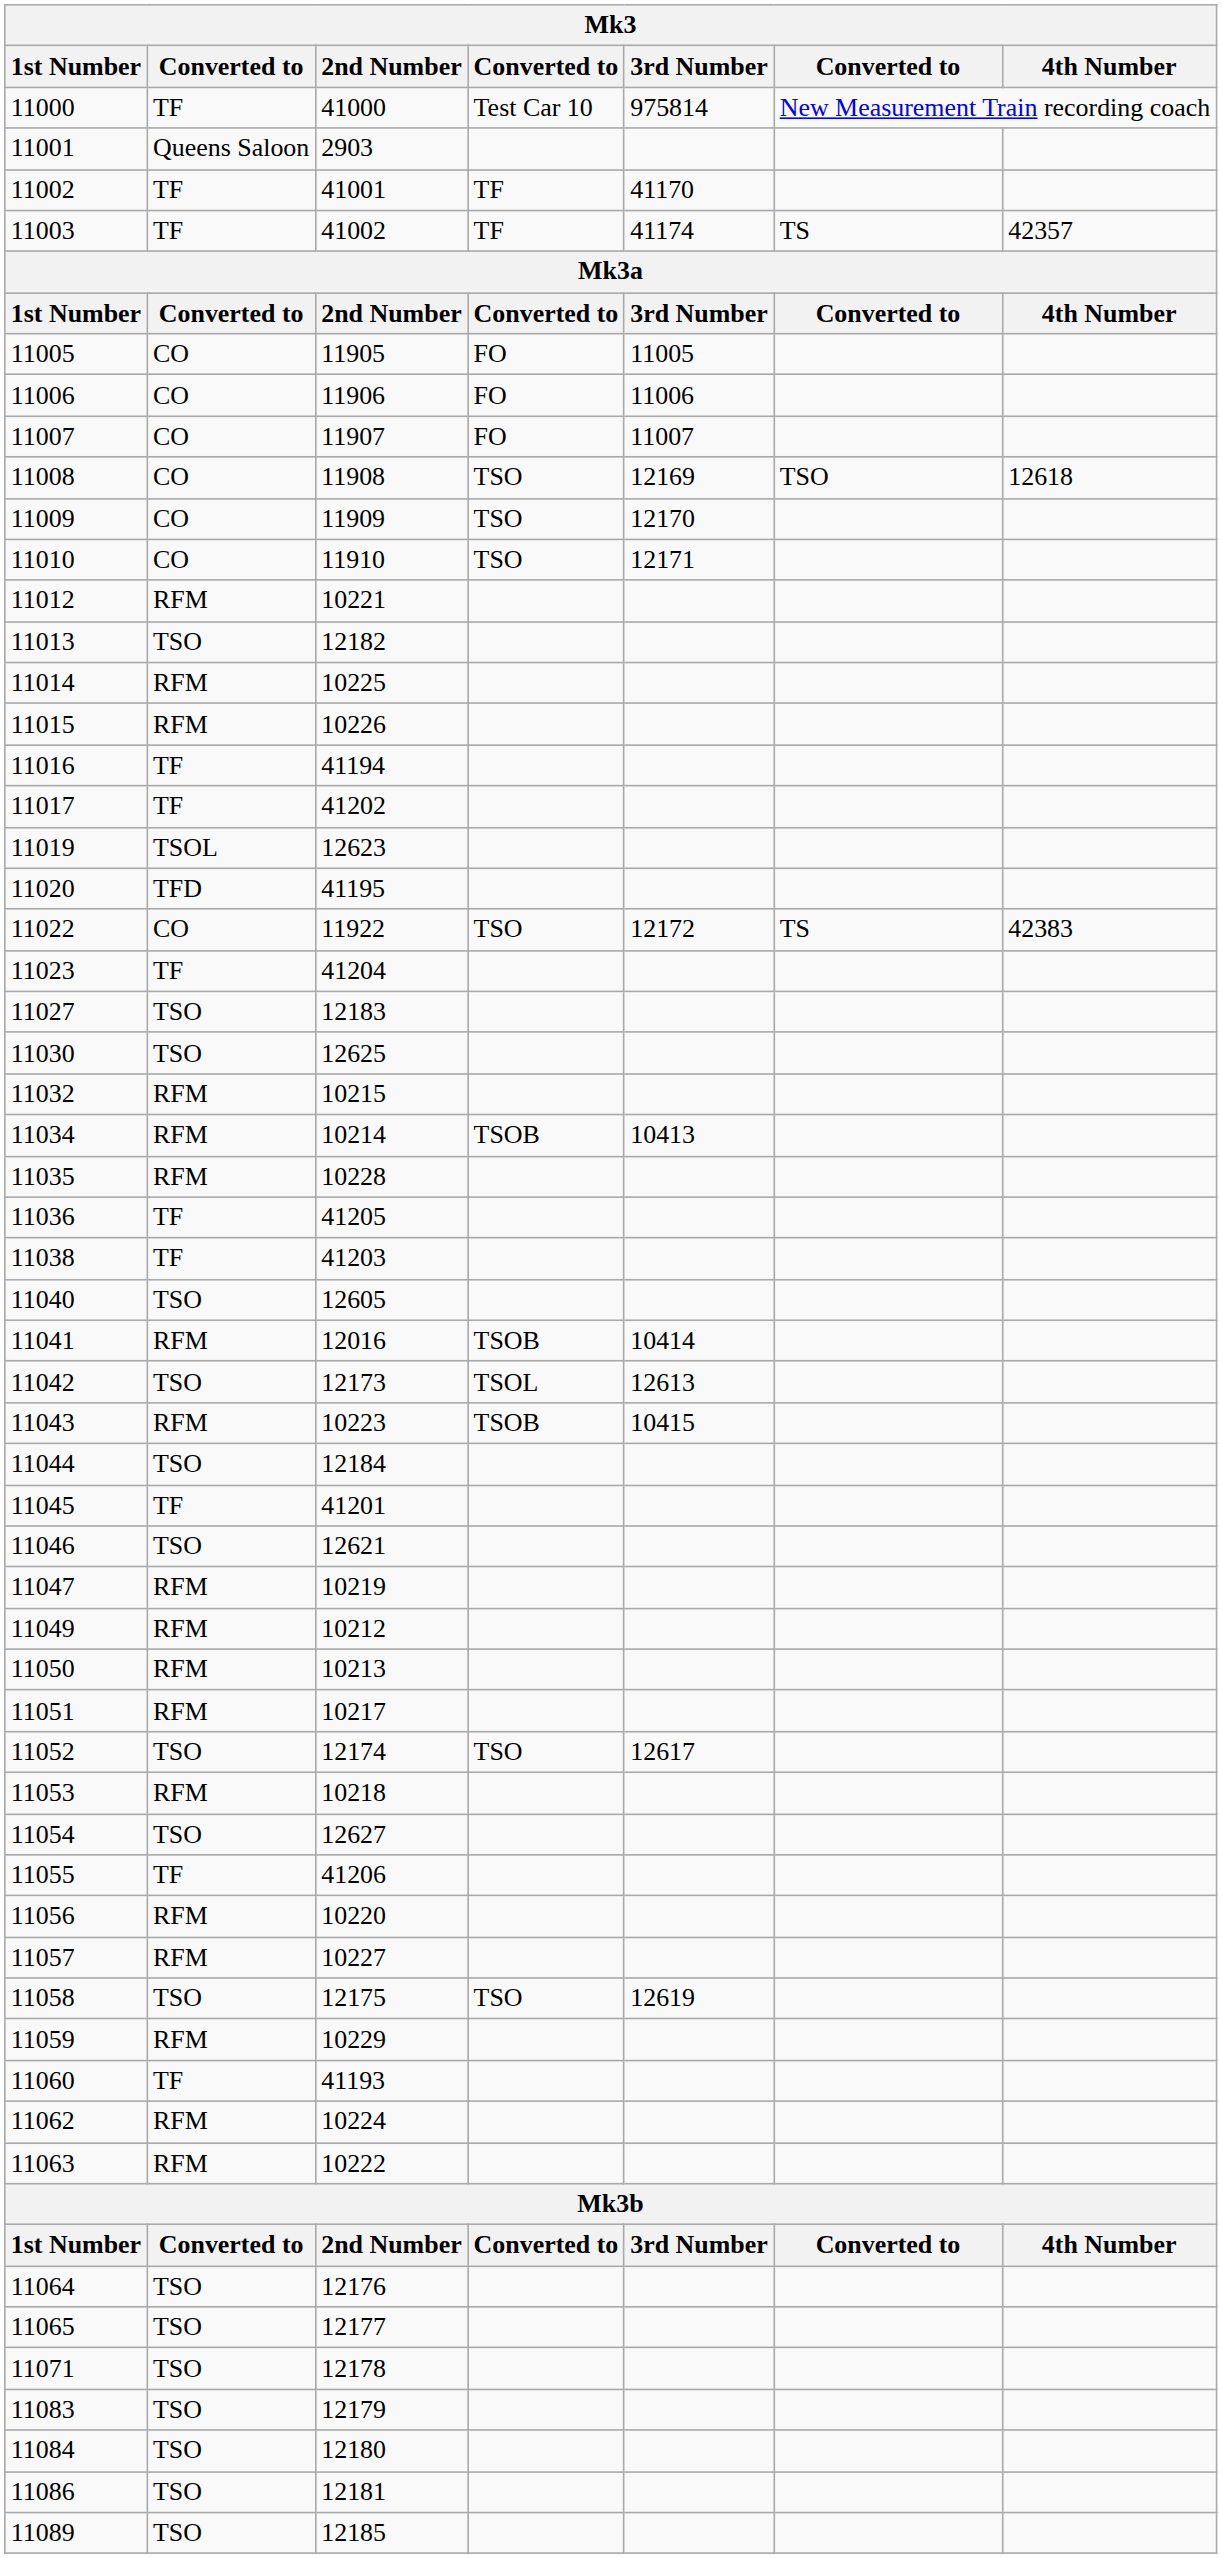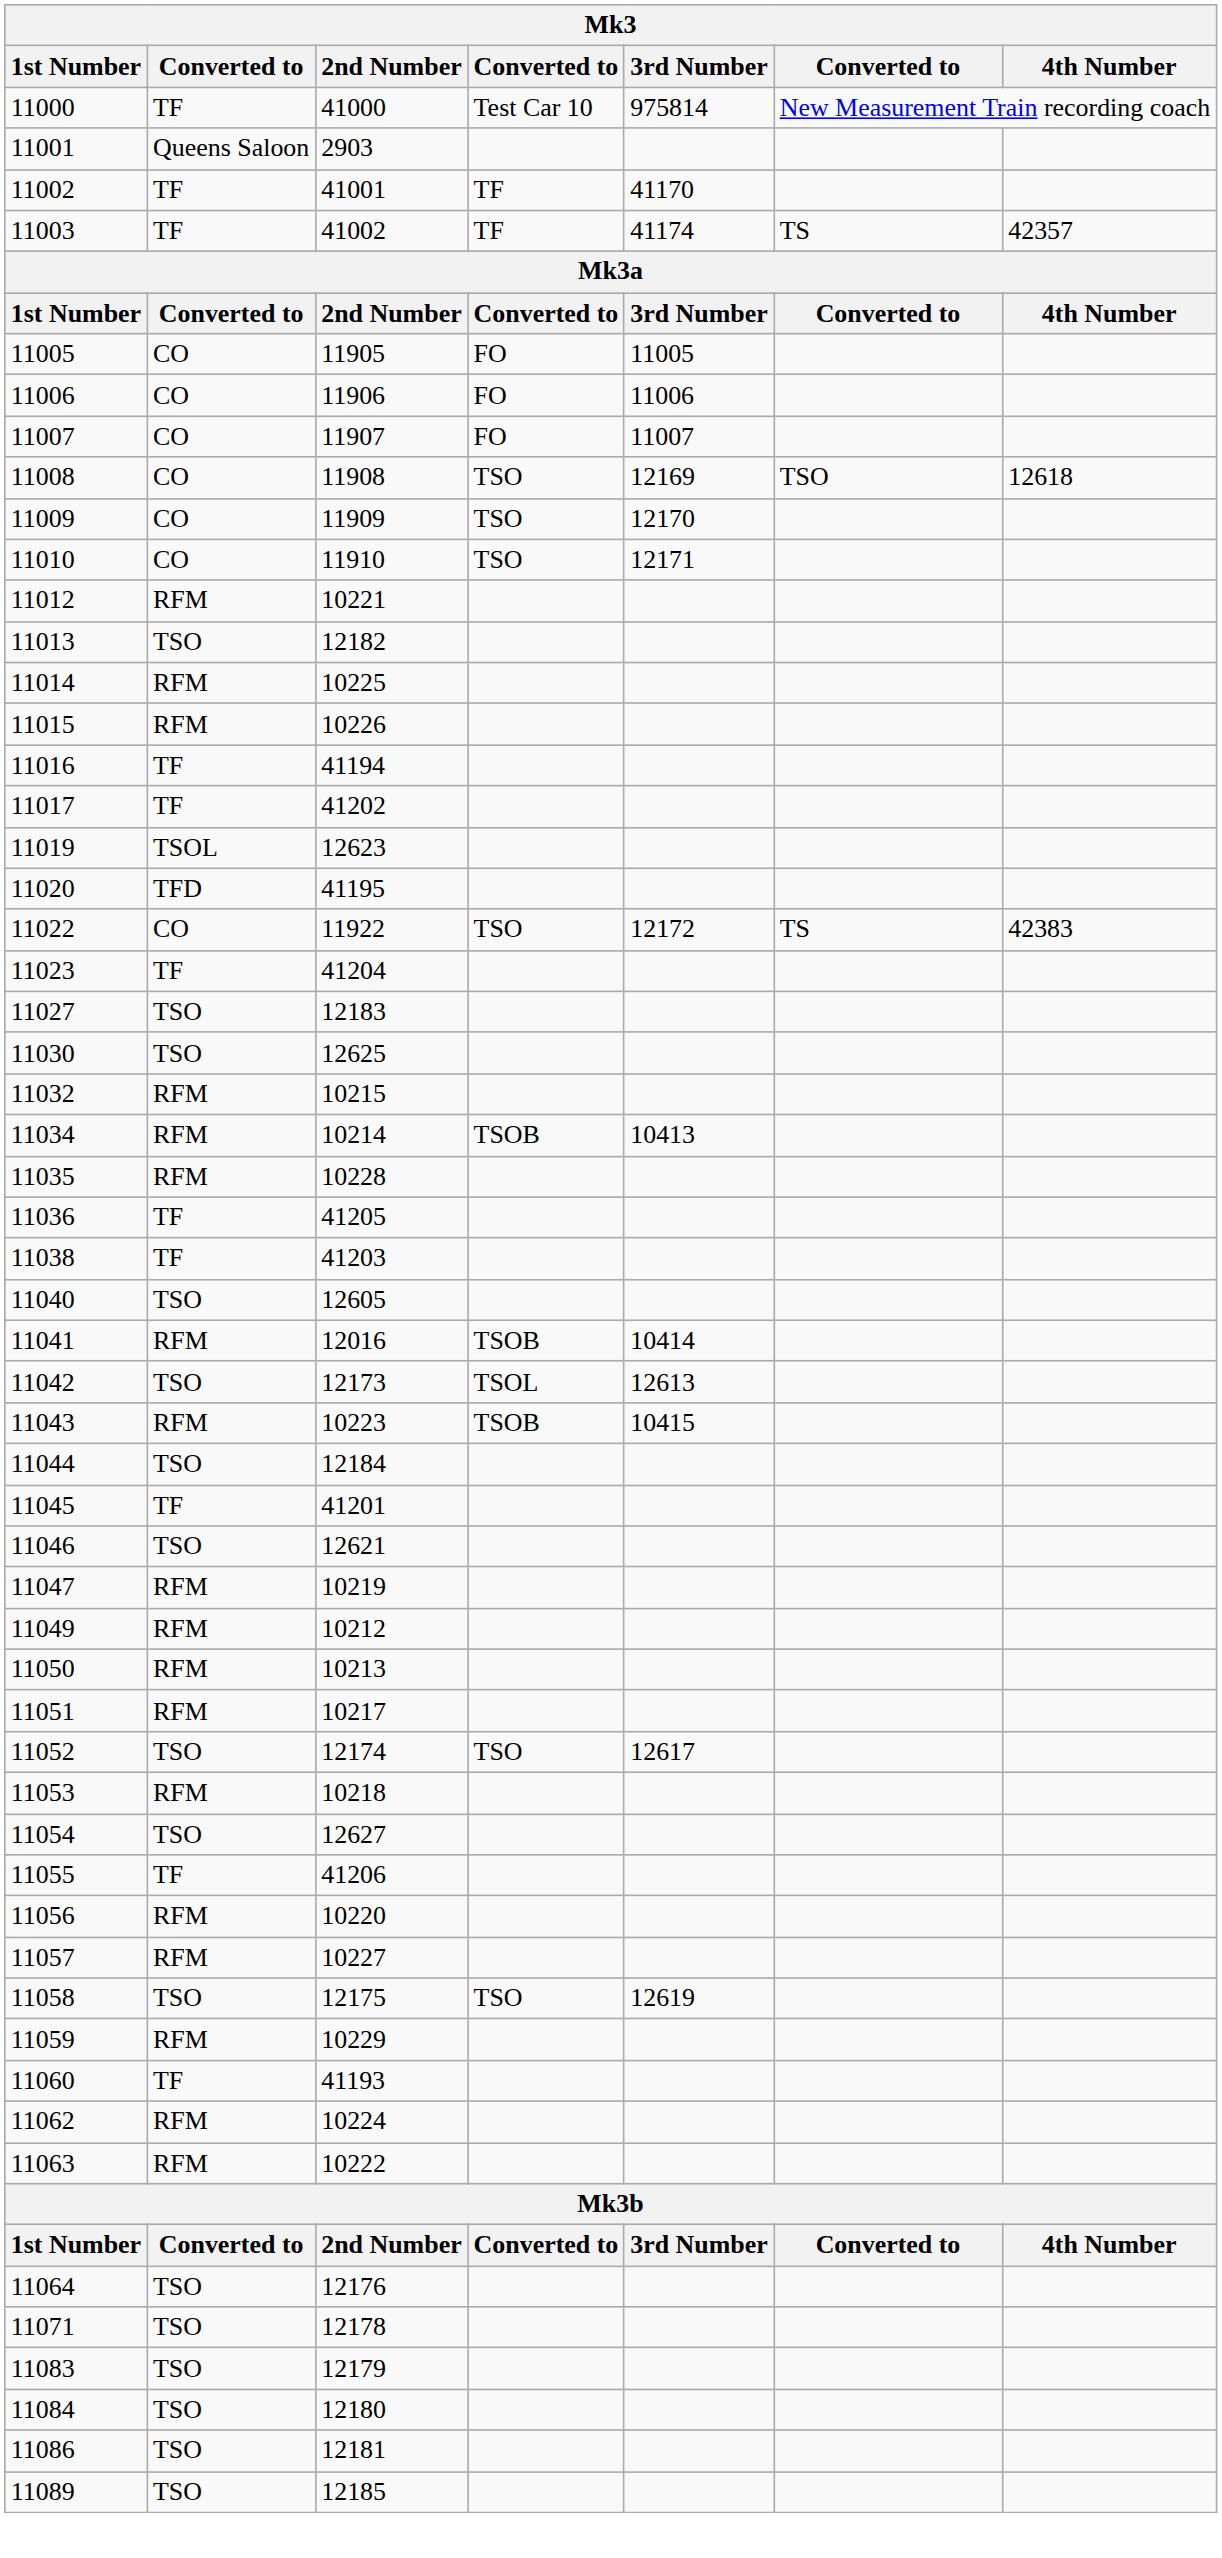- row: (43, 2327)
